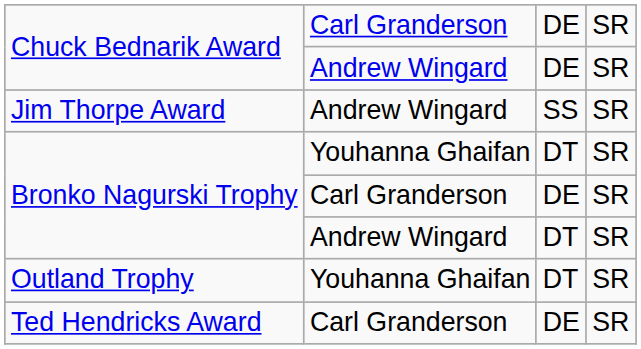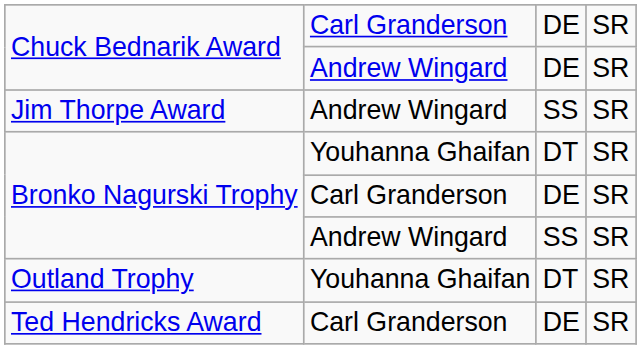(560, 237) DT -> (561, 237) SS
